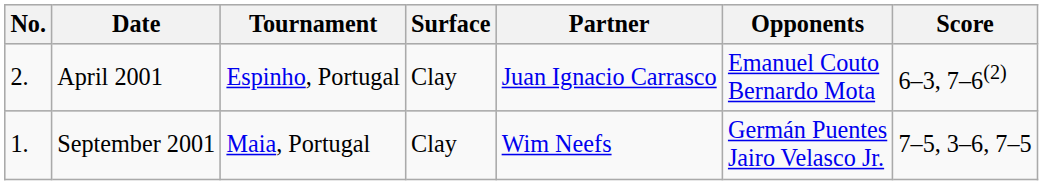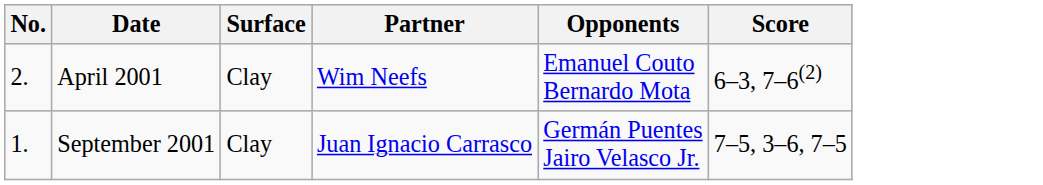- column: (313, 23)
(609, 76) Juan Ignacio Carrasco -> (372, 76) Wim Neefs
(557, 144) Wim Neefs -> (424, 144) Juan Ignacio Carrasco
